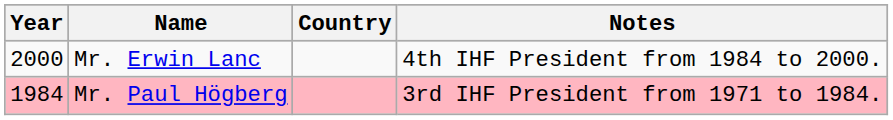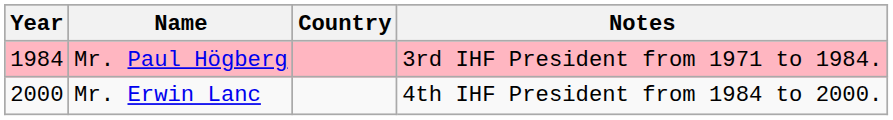rows swapped: (181, 95) <-> (168, 59)
